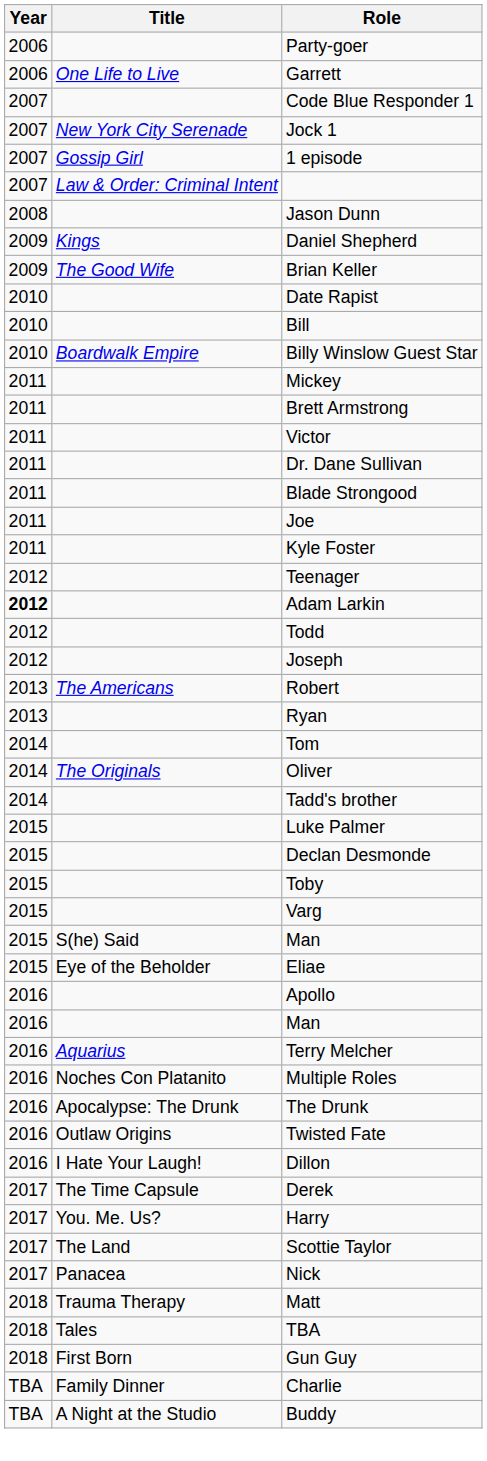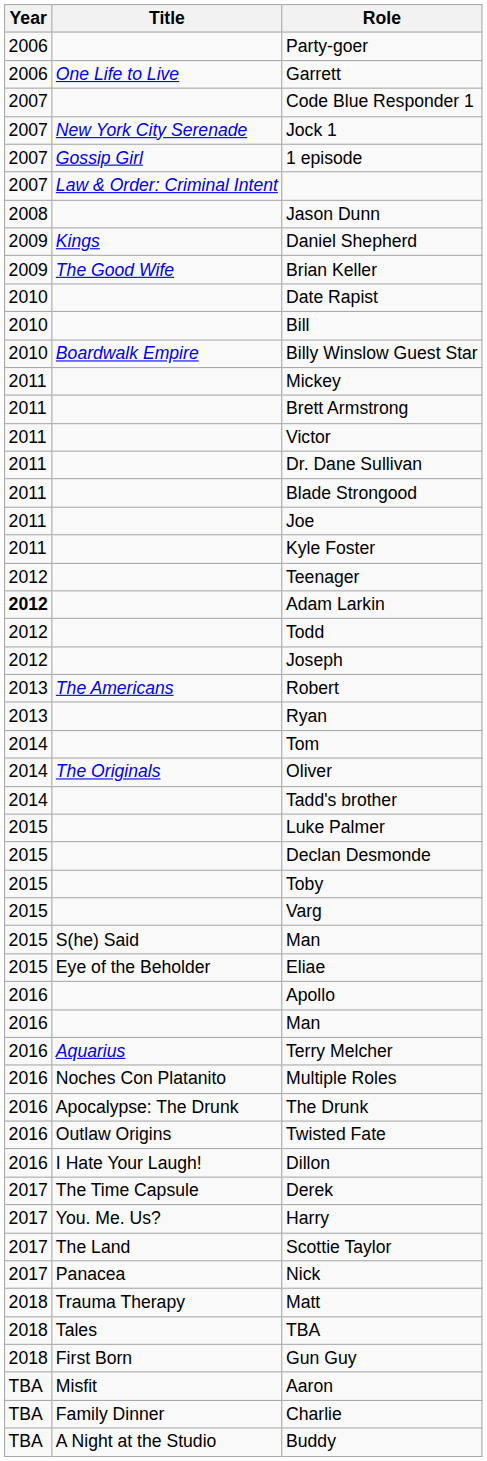+ row: (76, 1386)
